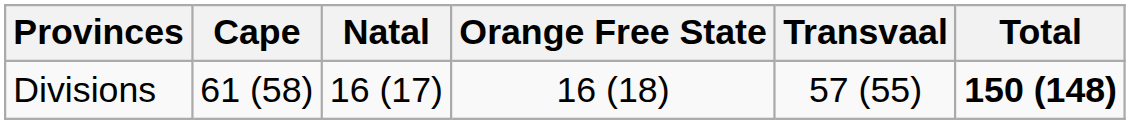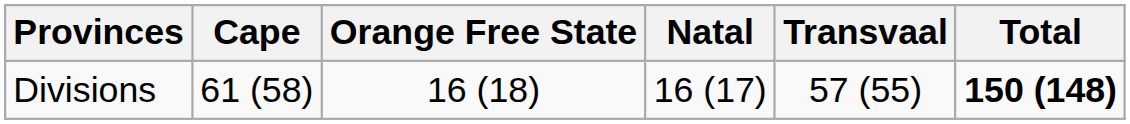columns swapped: (386, 32) <-> (613, 32)
